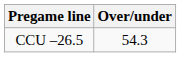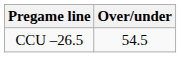(135, 39) 54.3 -> (135, 39) 54.5
